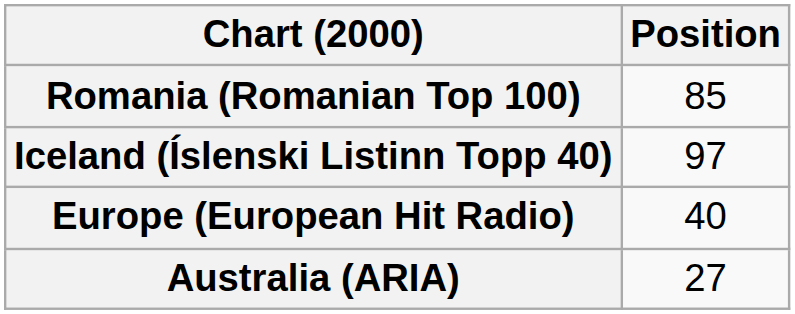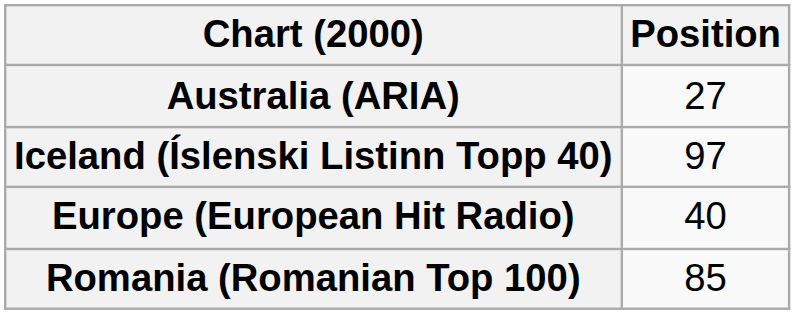rows swapped: (313, 277) <-> (313, 95)
